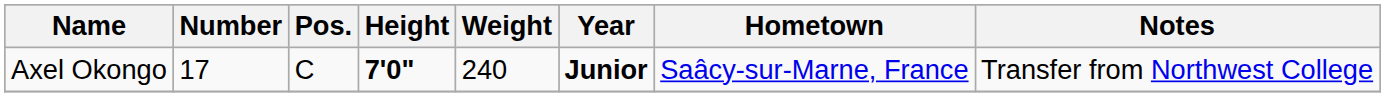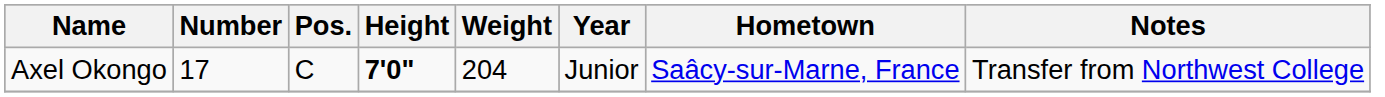(485, 69) 240 -> (485, 69) 204
(606, 69) bold -> (602, 69) normal
